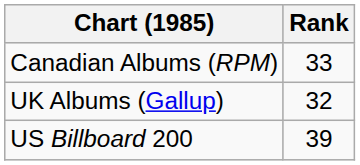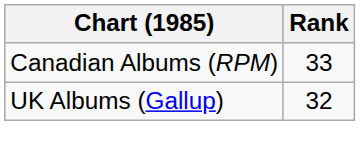- row: (102, 139)
